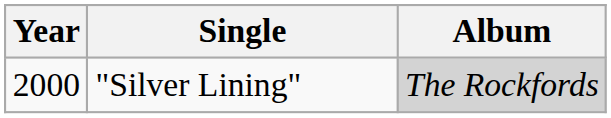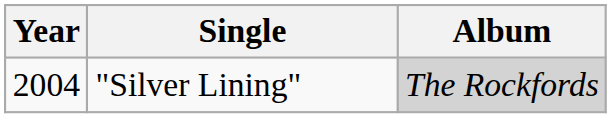(46, 84) 2000 -> (46, 84) 2004
